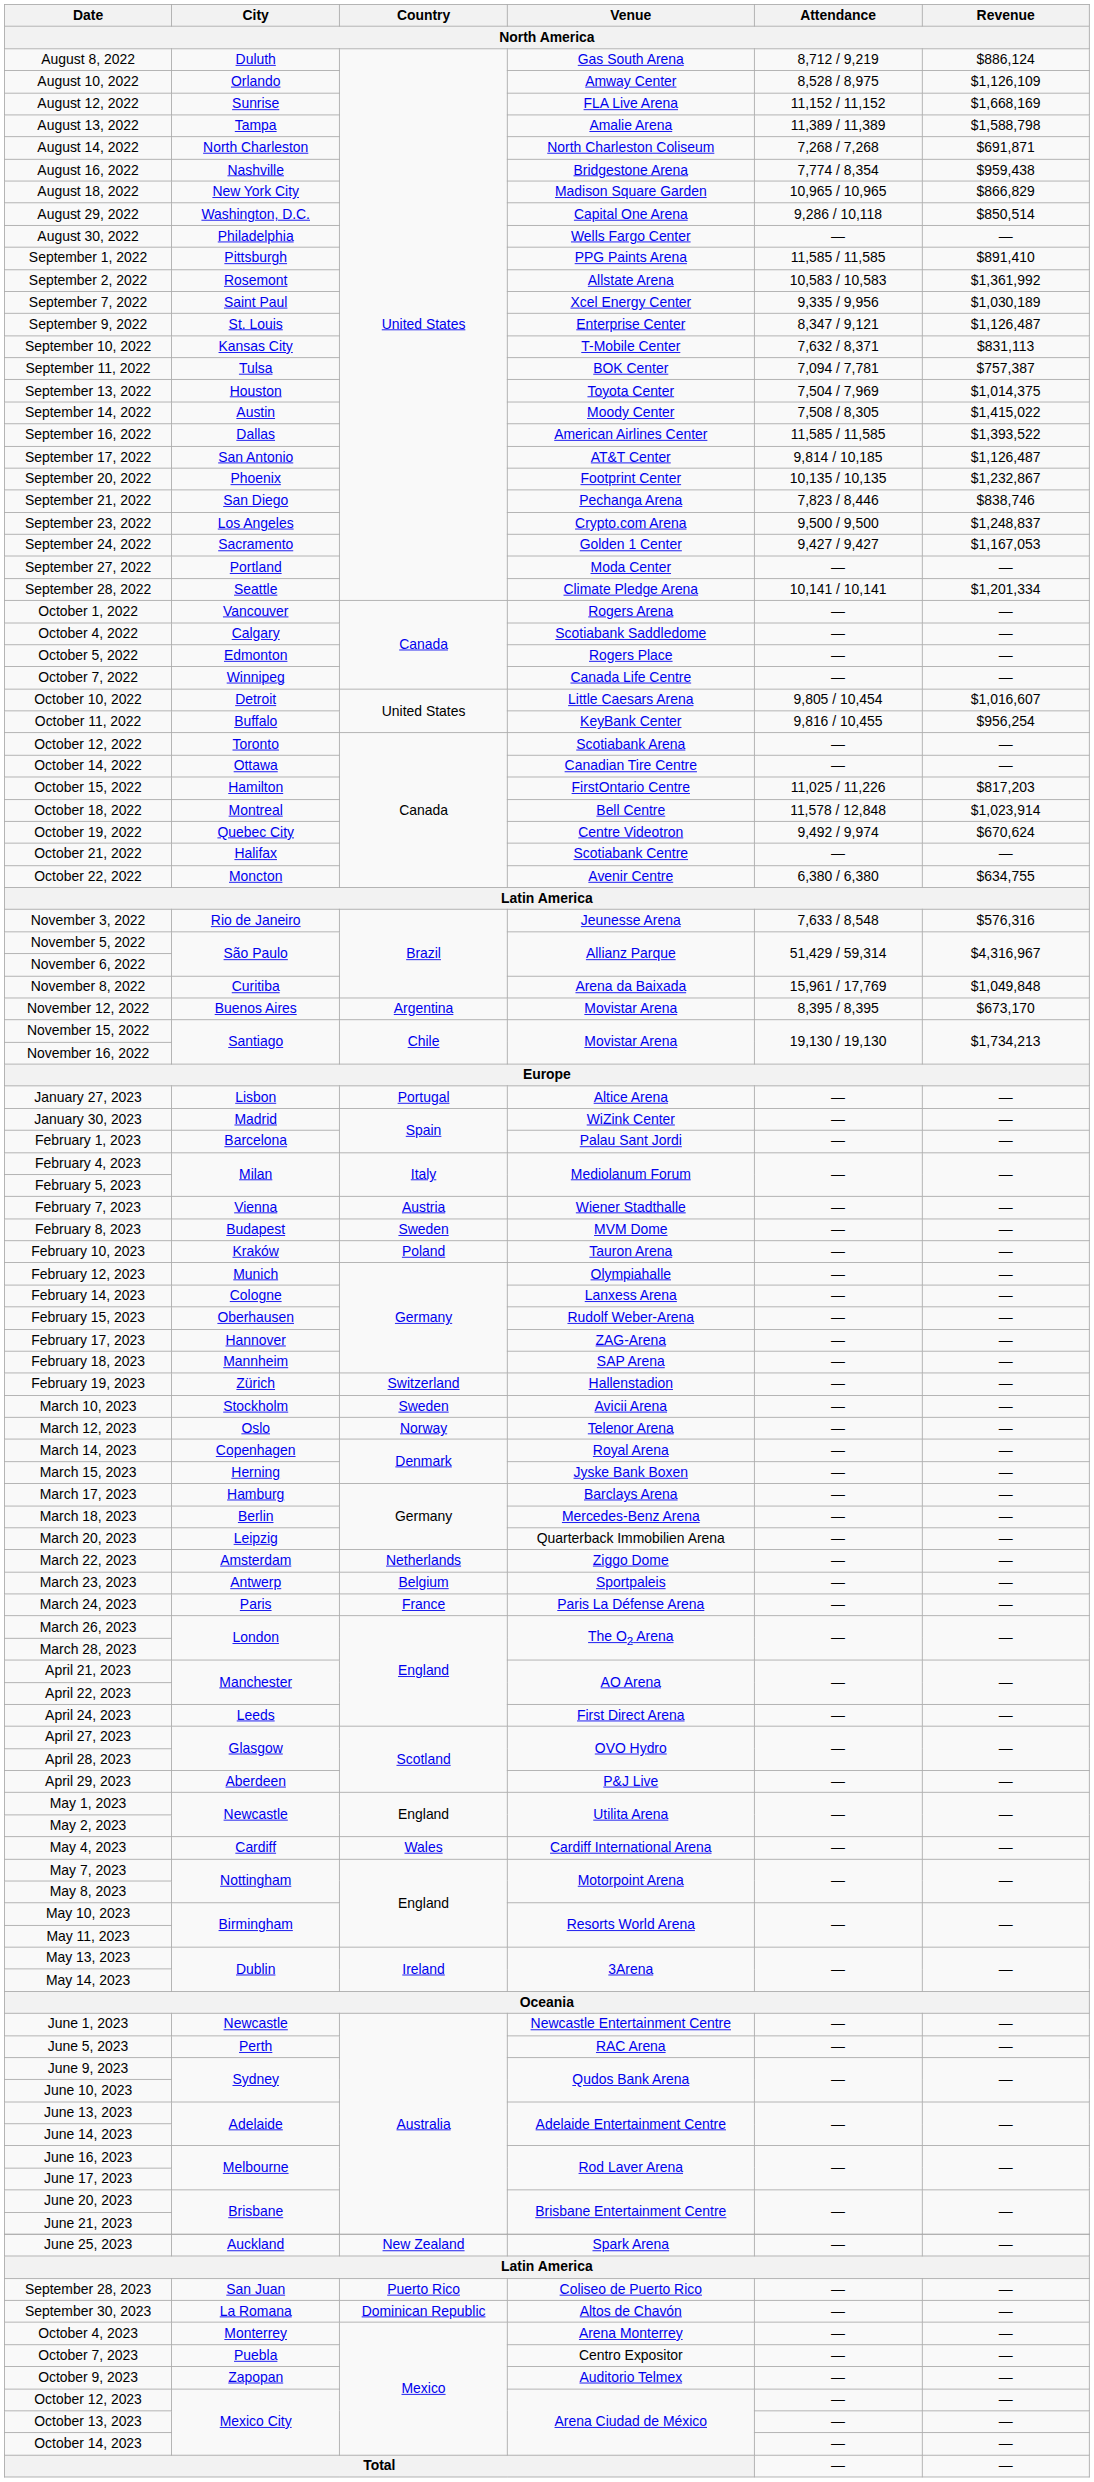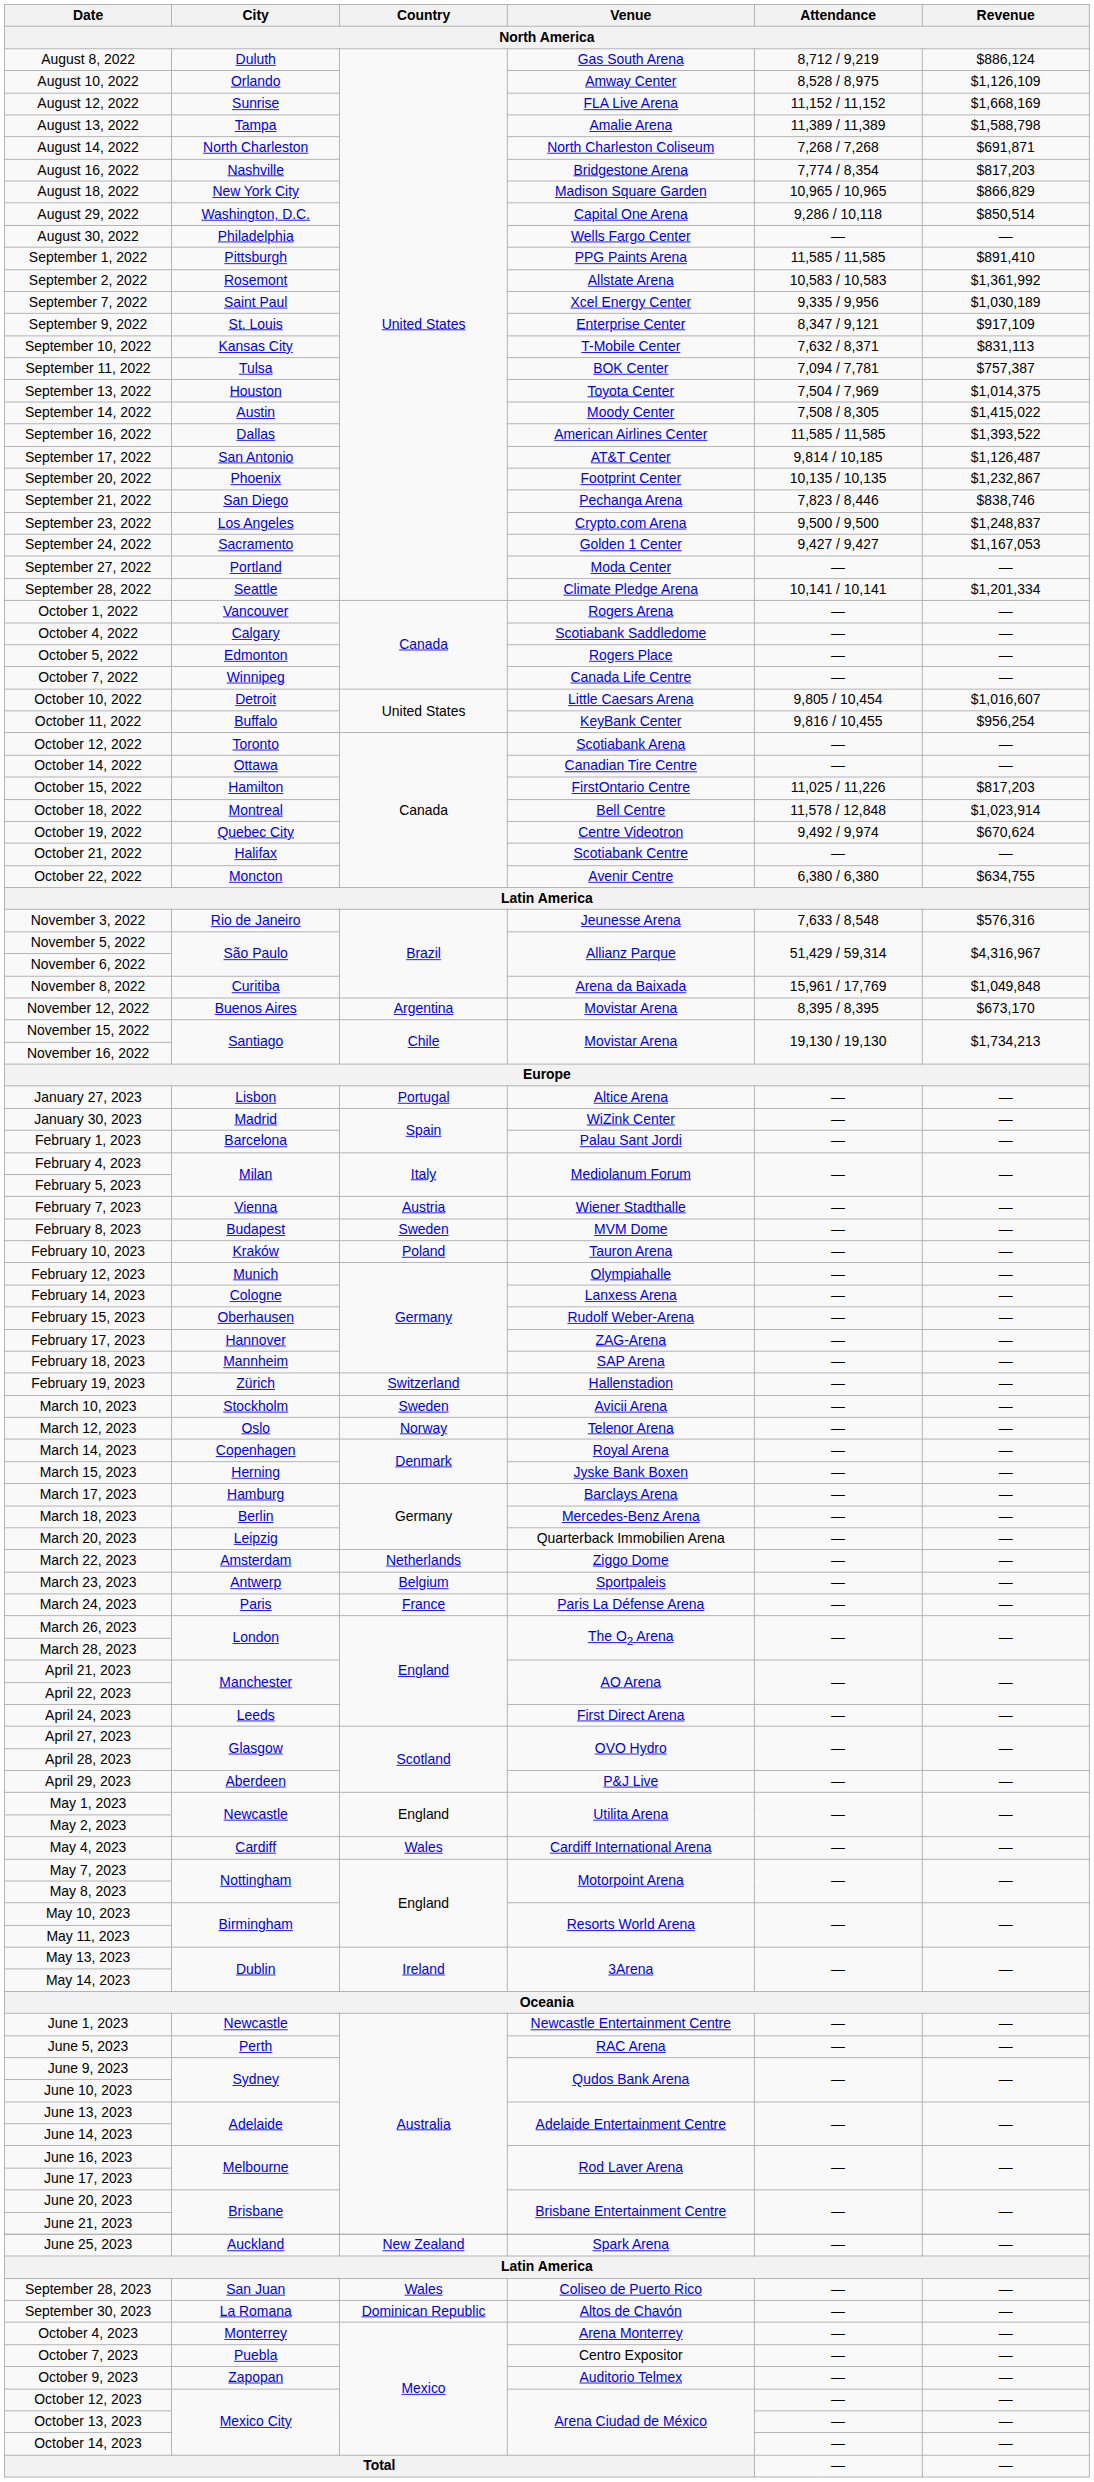(1006, 170) $959,438 -> (1006, 170) $817,203
(1006, 324) $1,126,487 -> (1006, 324) $917,109
(424, 2289) Puerto Rico -> (424, 2289) Wales
